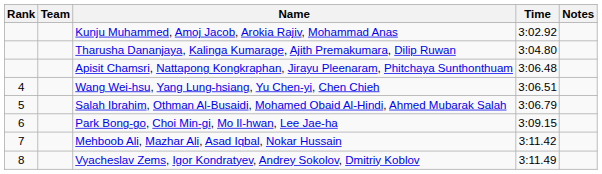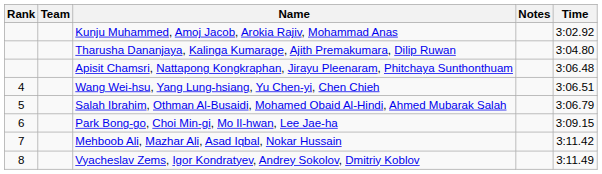columns swapped: (538, 14) <-> (578, 14)
